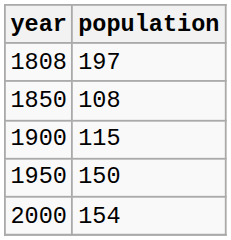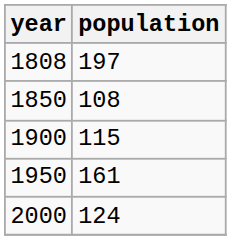(99, 177) 150 -> (99, 177) 161
(99, 216) 154 -> (99, 216) 124
